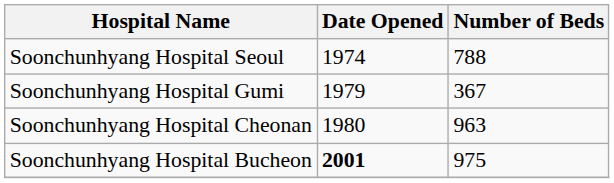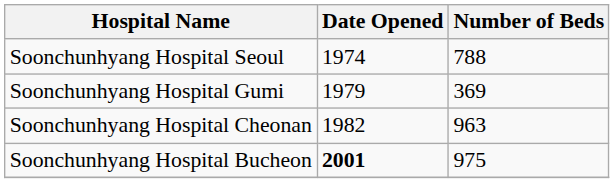(470, 90) 367 -> (470, 90) 369
(344, 125) 1980 -> (344, 125) 1982
